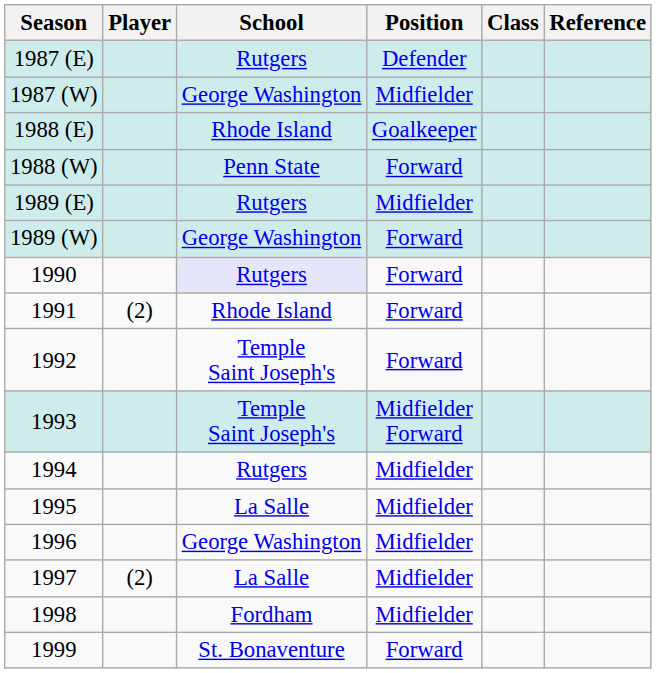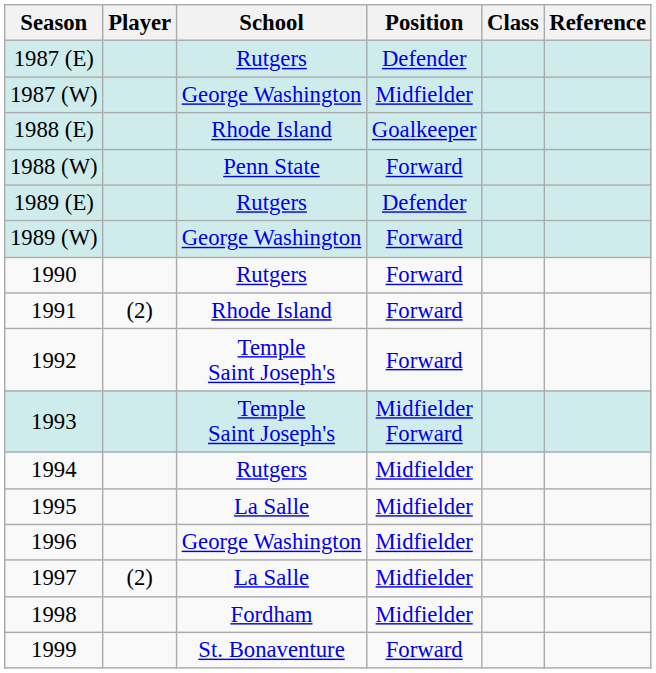(424, 202) Midfielder -> (424, 202) Defender
(272, 274) lavender background -> (272, 274) no background
